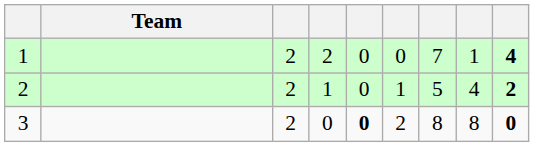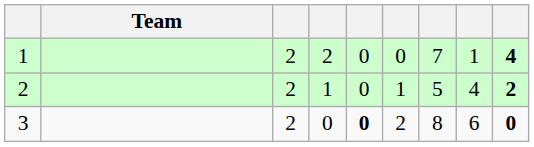(474, 123) 8 -> (474, 123) 6
